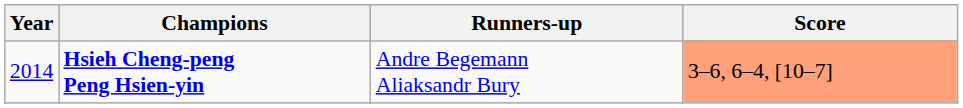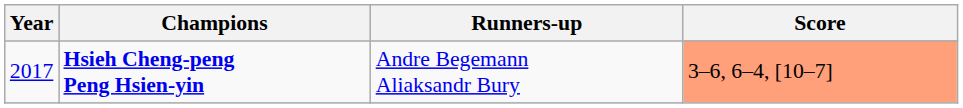(32, 71) 2014 -> (32, 71) 2017
